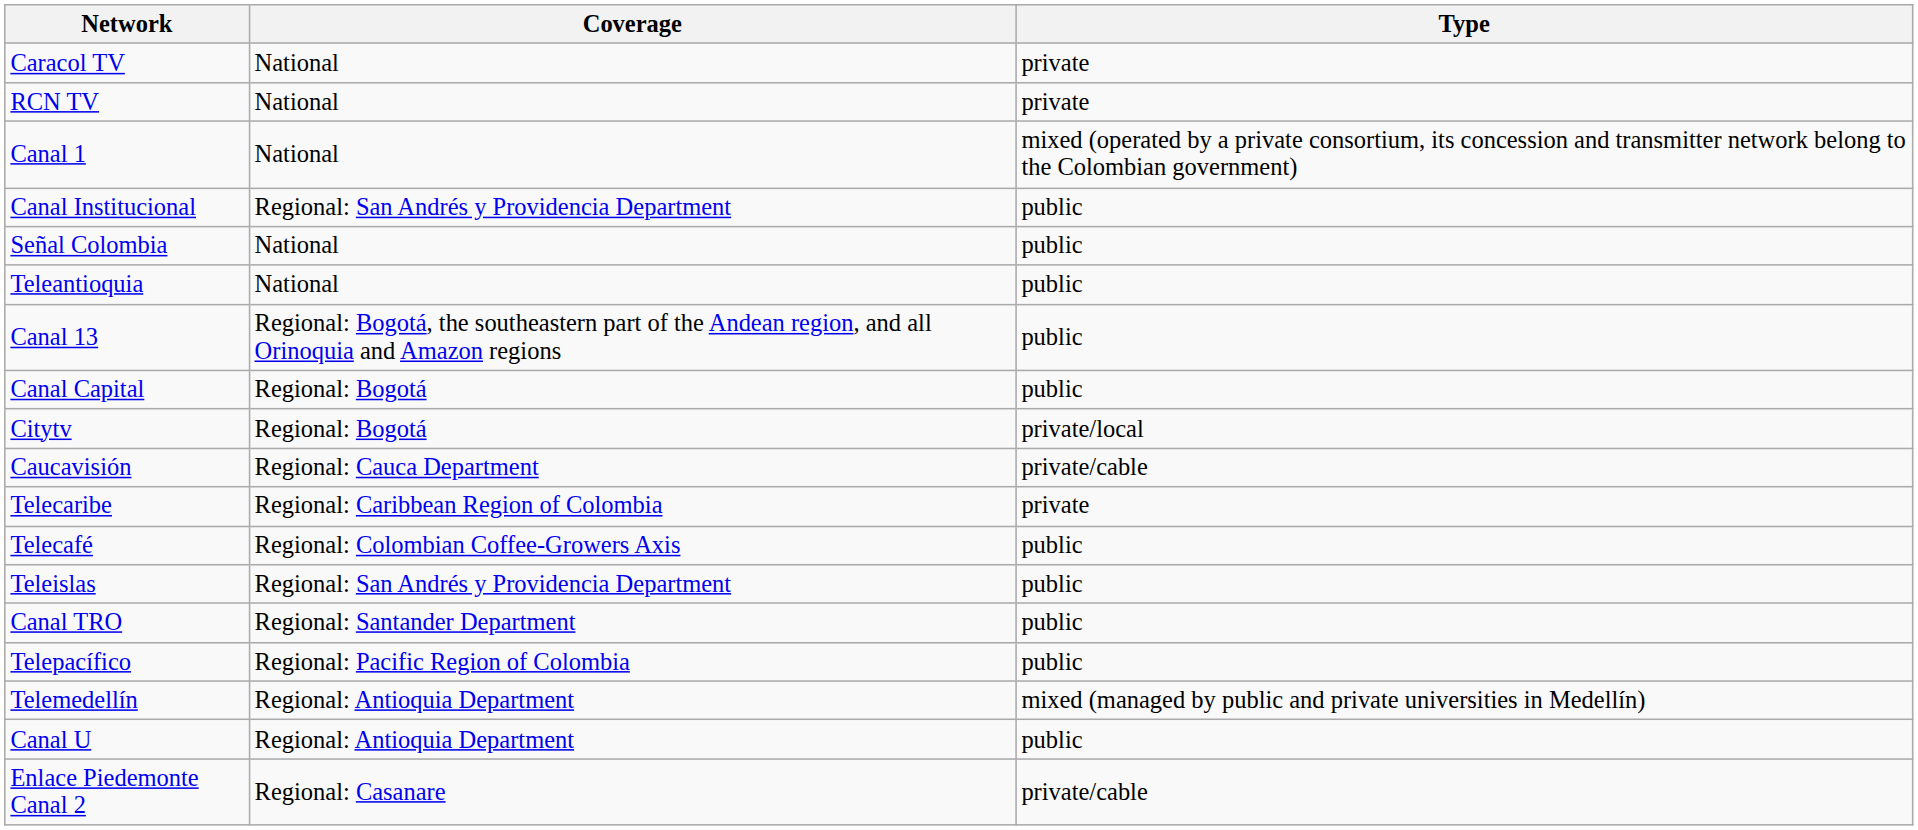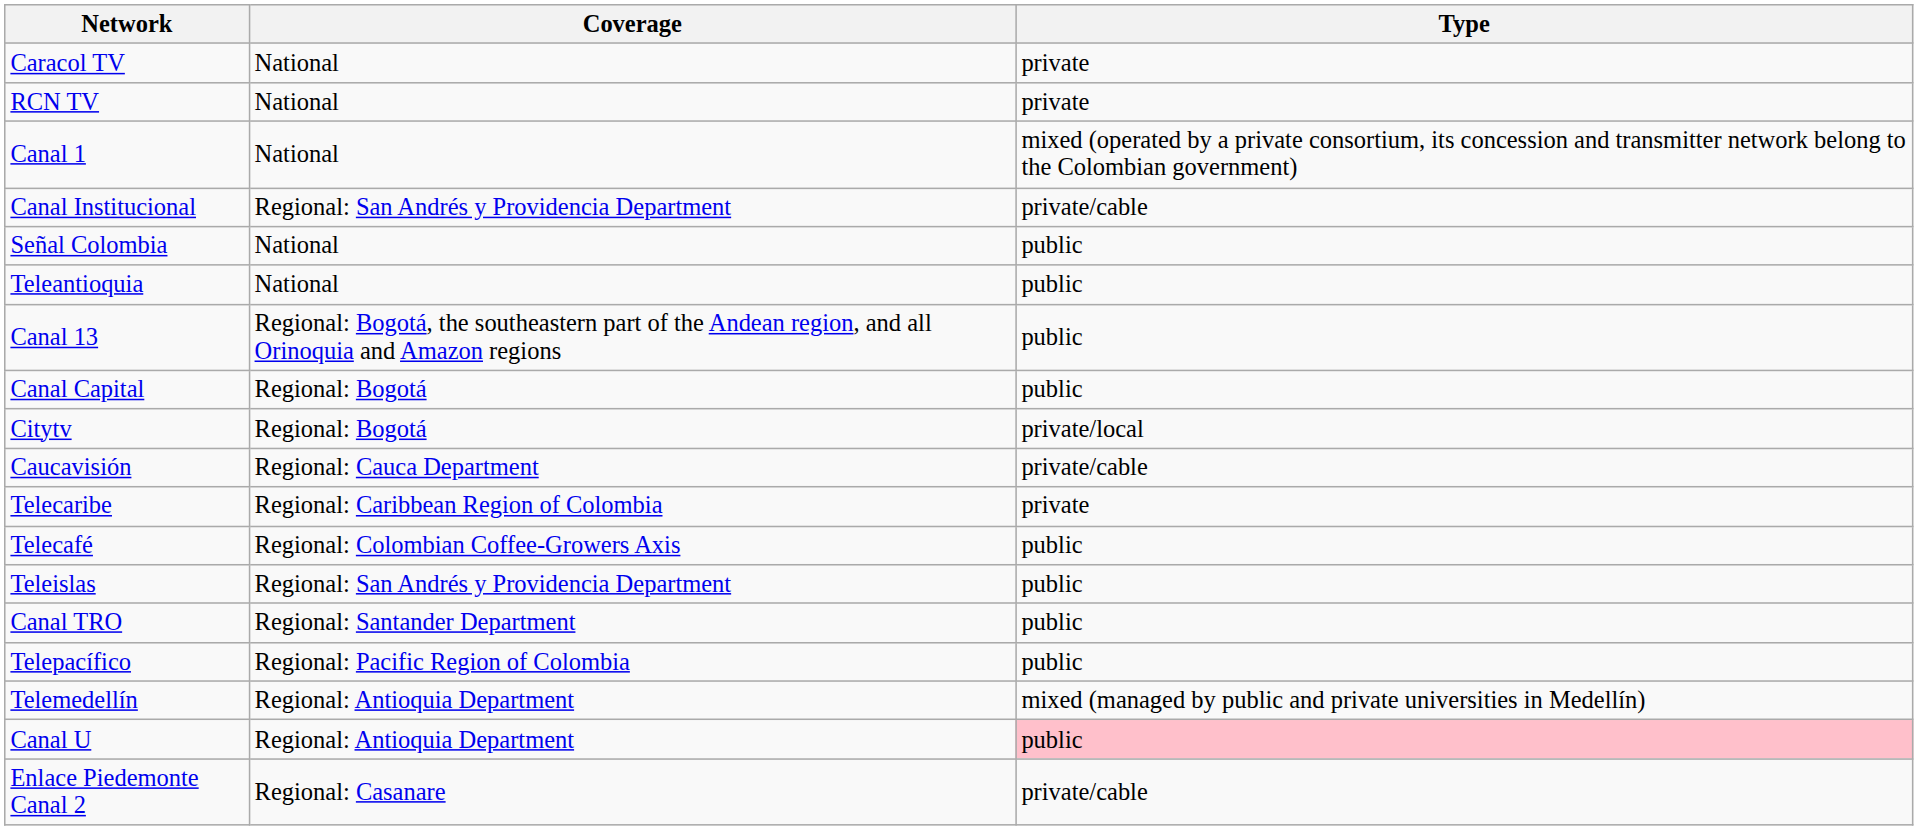(1052, 206) public -> (1085, 206) private/cable
(1052, 738) no background -> (1052, 738) pink background
